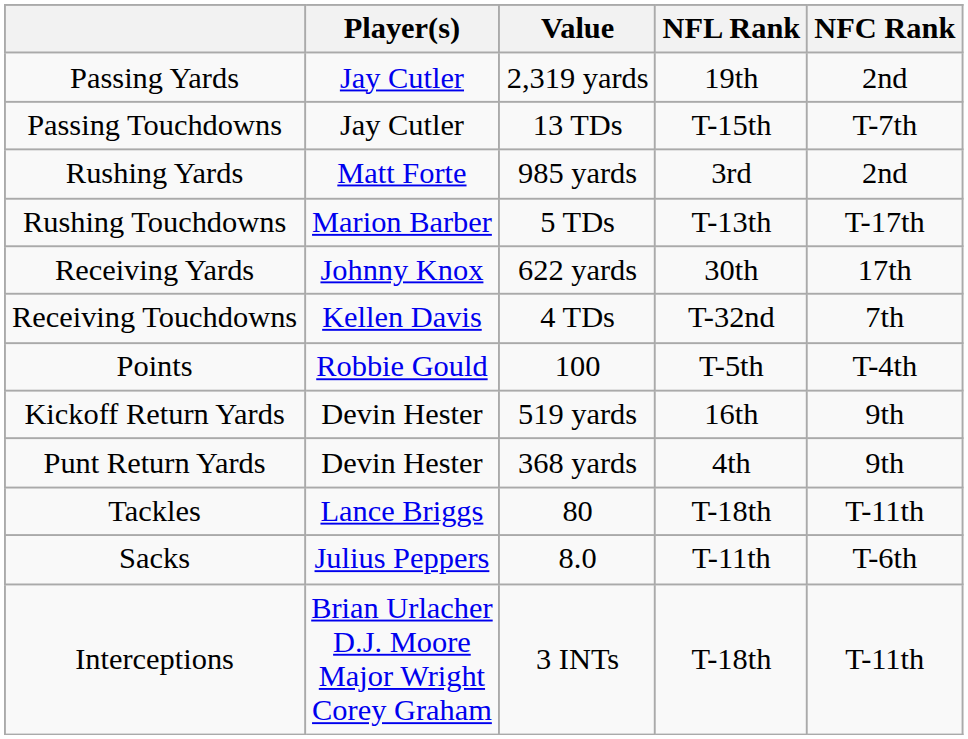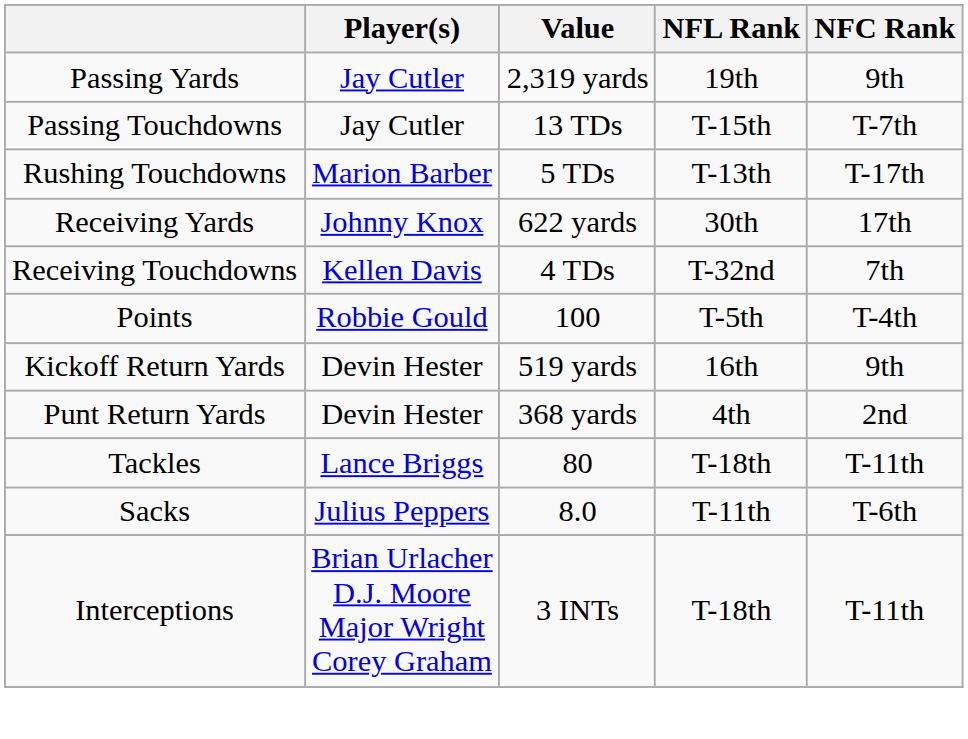(885, 76) 2nd -> (885, 76) 9th
- row: (155, 173)
(885, 462) 9th -> (885, 414) 2nd
